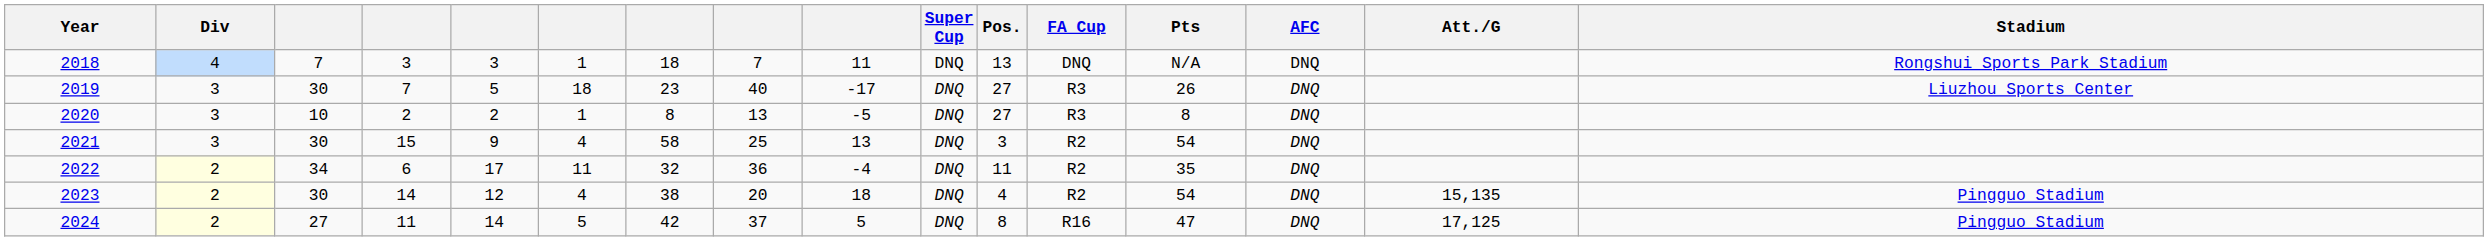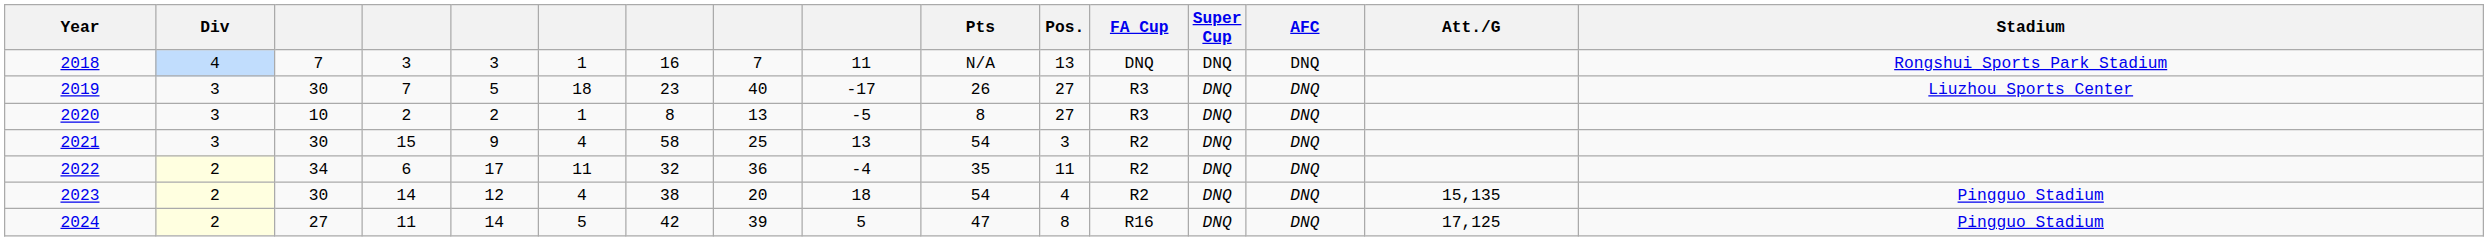columns swapped: (1186, 27) <-> (949, 27)
(670, 63) 18 -> (670, 63) 16
(758, 222) 37 -> (758, 222) 39
